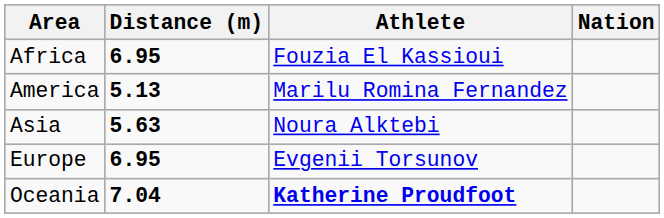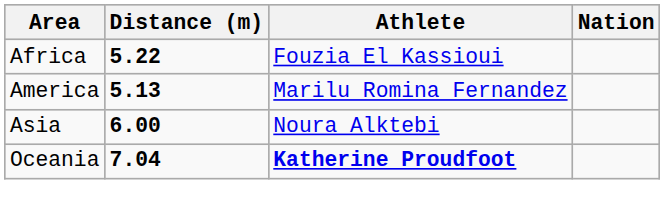(135, 57) 6.95 -> (135, 57) 5.22
(135, 126) 5.63 -> (135, 126) 6.00
- row: (48, 161)
